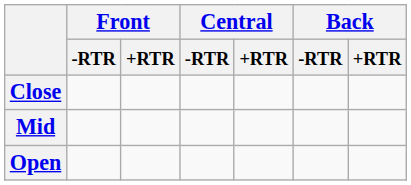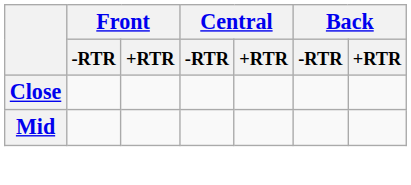- row: (36, 162)
